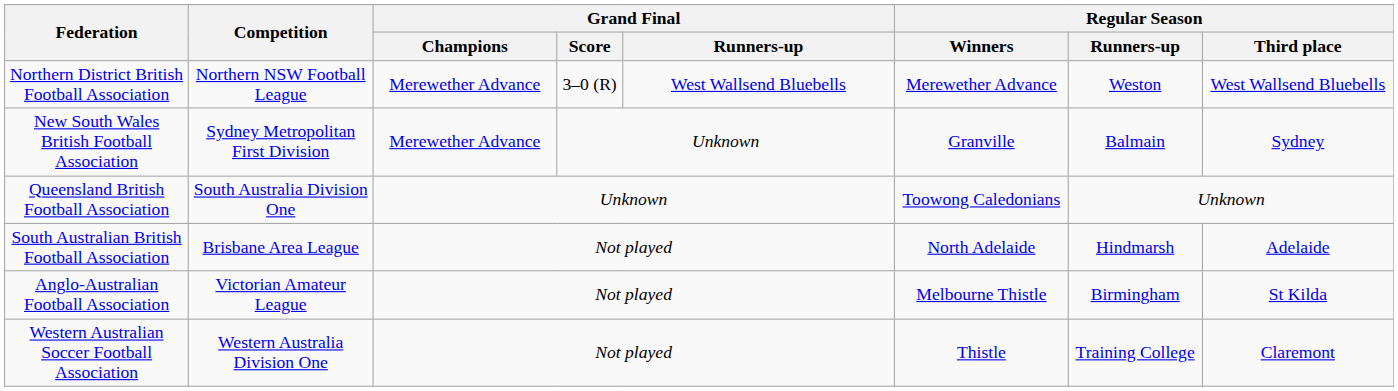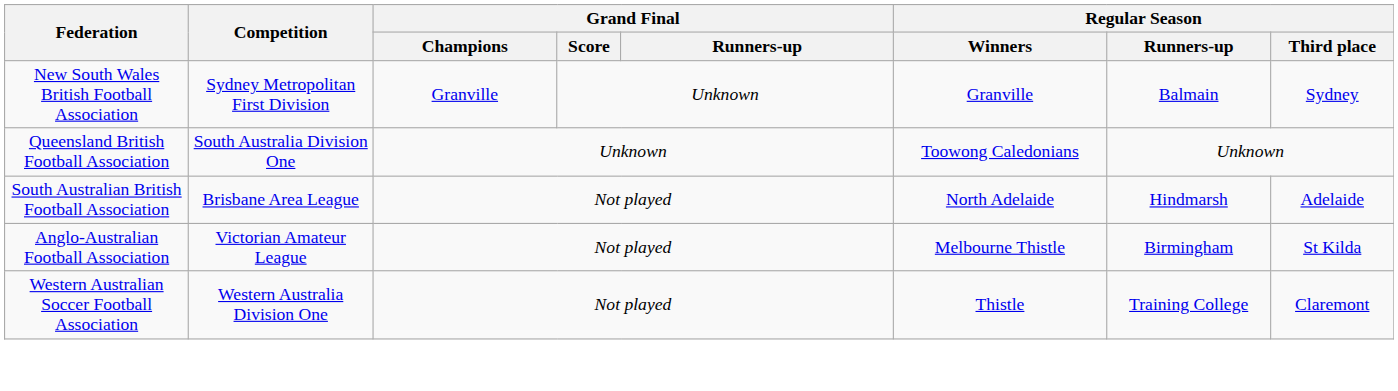- row: (97, 84)
(465, 141) Merewether Advance -> (465, 94) Granville
